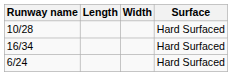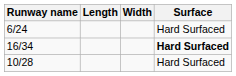rows swapped: (17, 63) <-> (20, 29)
(191, 46) normal -> (193, 46) bold
